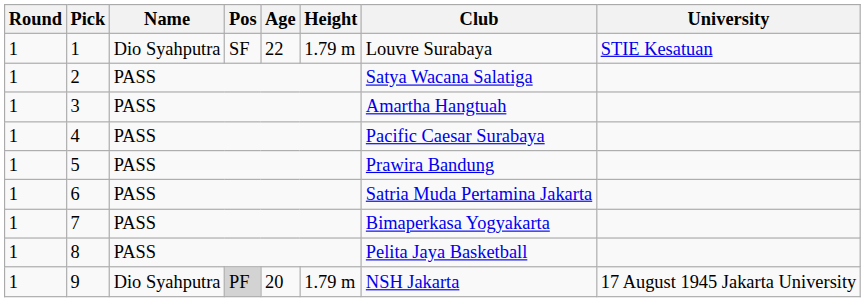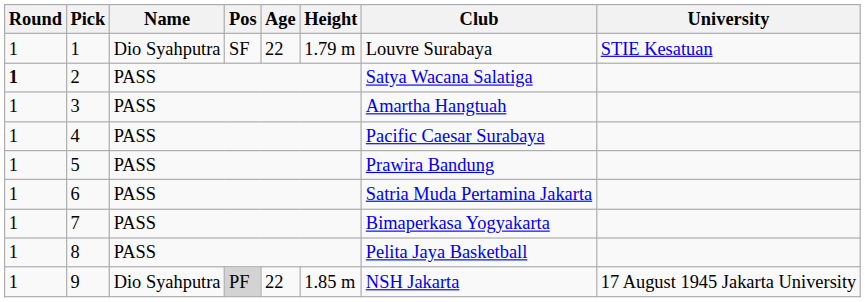(13, 77) normal -> (13, 77) bold
(274, 281) 20 -> (274, 281) 22
(330, 281) 1.79 m -> (330, 281) 1.85 m
